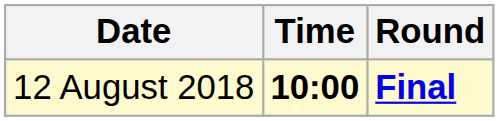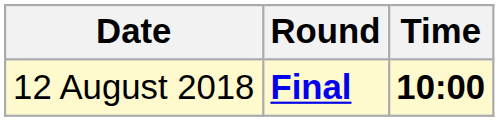columns swapped: (315, 32) <-> (430, 32)
